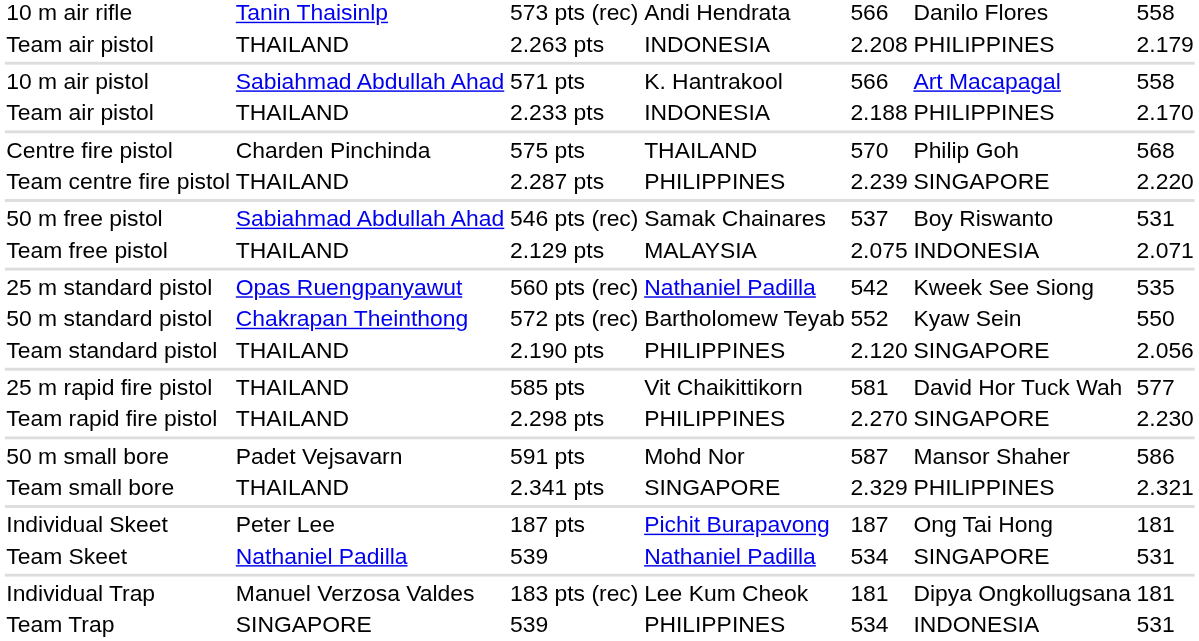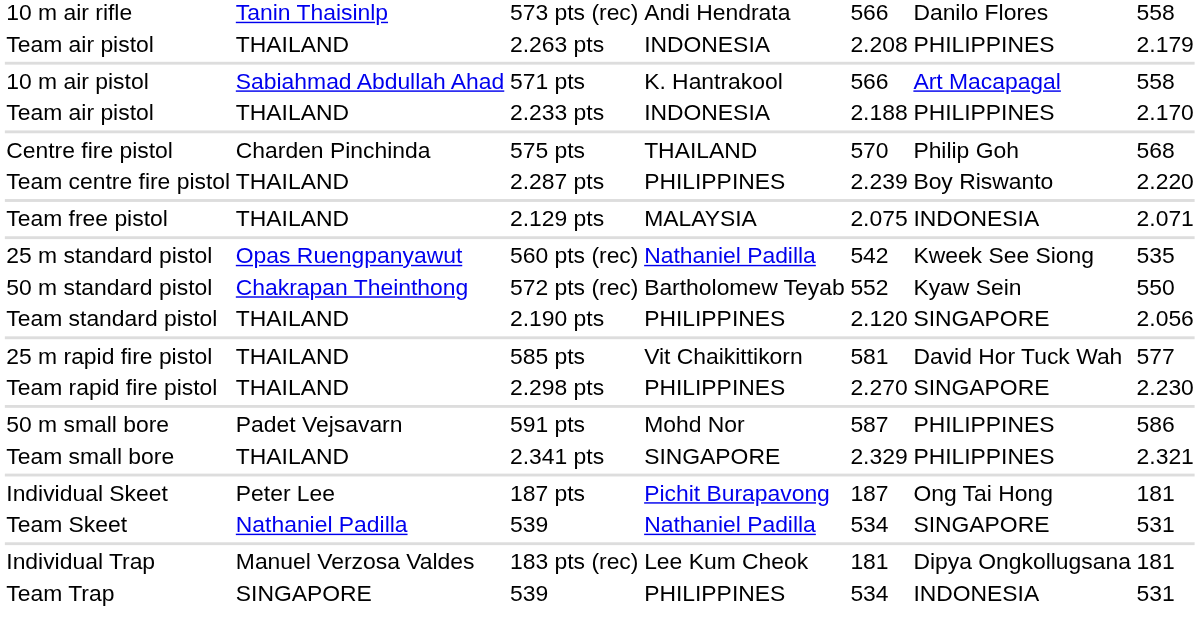(981, 181) SINGAPORE -> (983, 181) Boy Riswanto
- row: (85, 218)
(992, 456) Mansor Shaher -> (984, 424) PHILIPPINES
